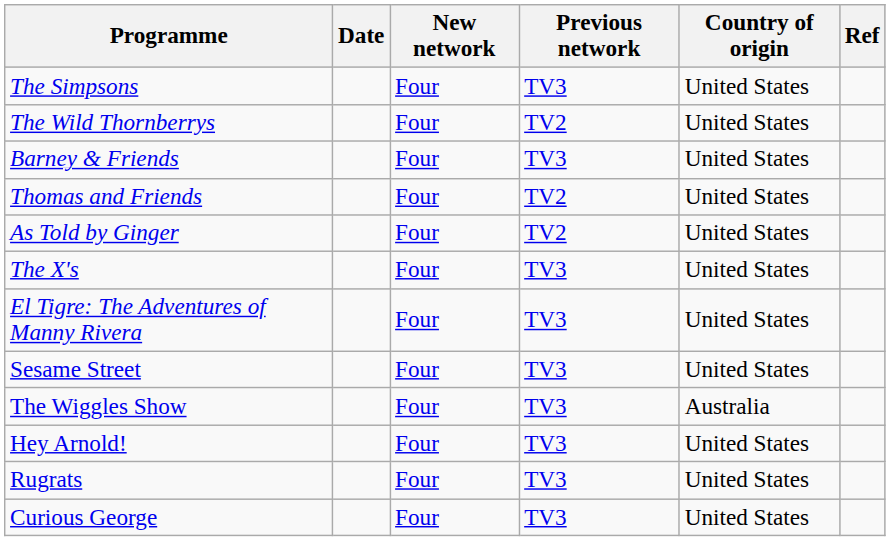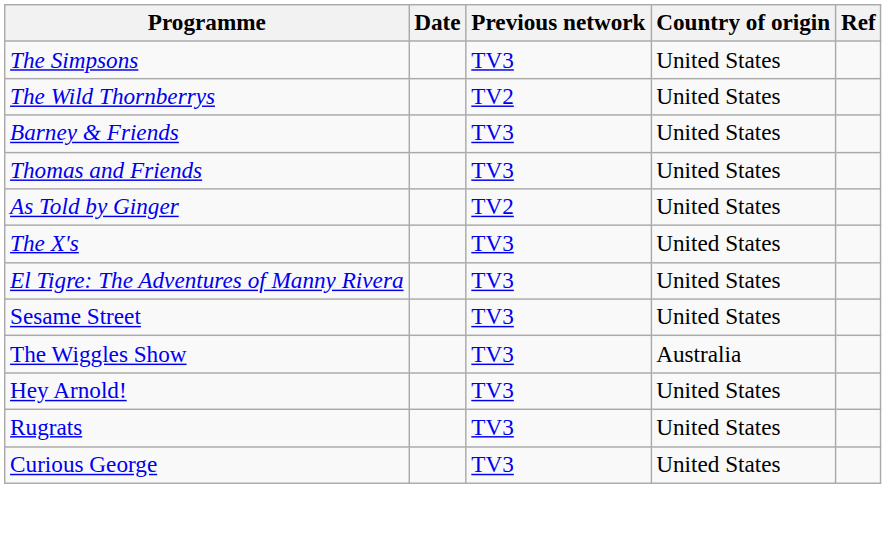- column: (454, 35)
(545, 196) TV2 -> (493, 170) TV3
